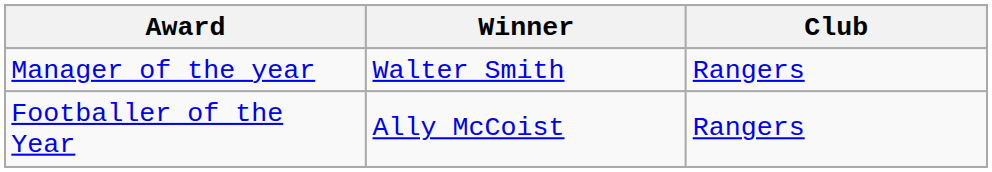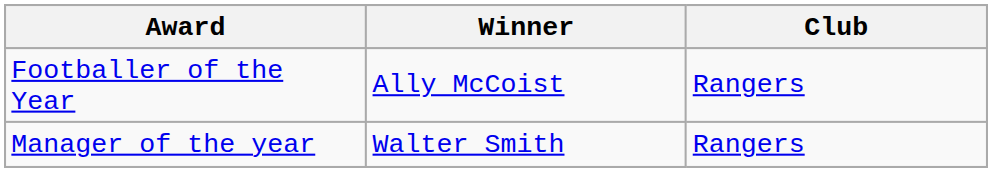rows swapped: (147, 129) <-> (163, 70)
